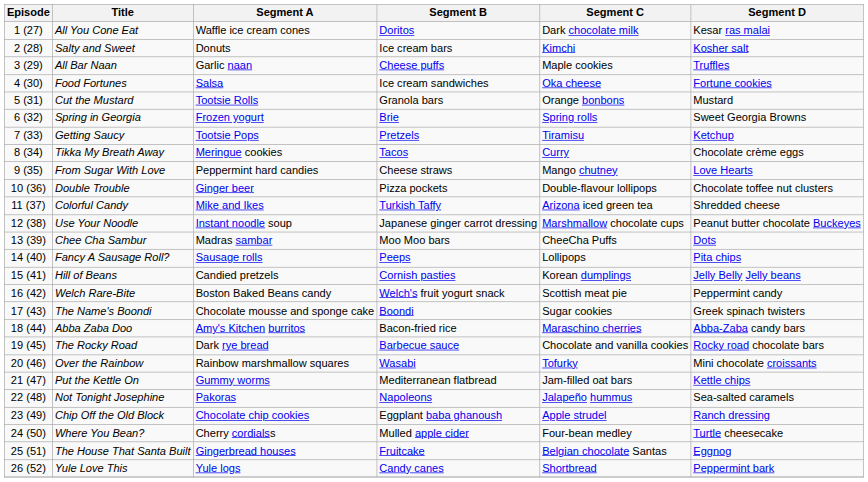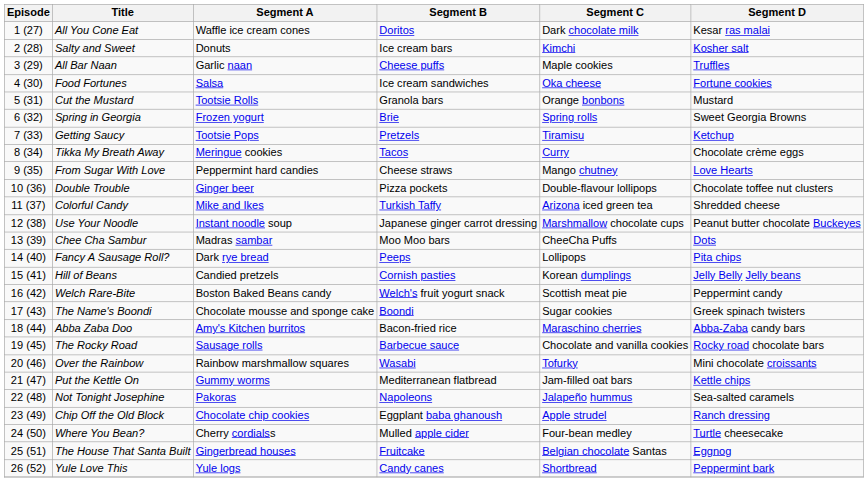(229, 258) Sausage rolls -> (232, 258) Dark rye bread
(232, 345) Dark rye bread -> (229, 345) Sausage rolls
